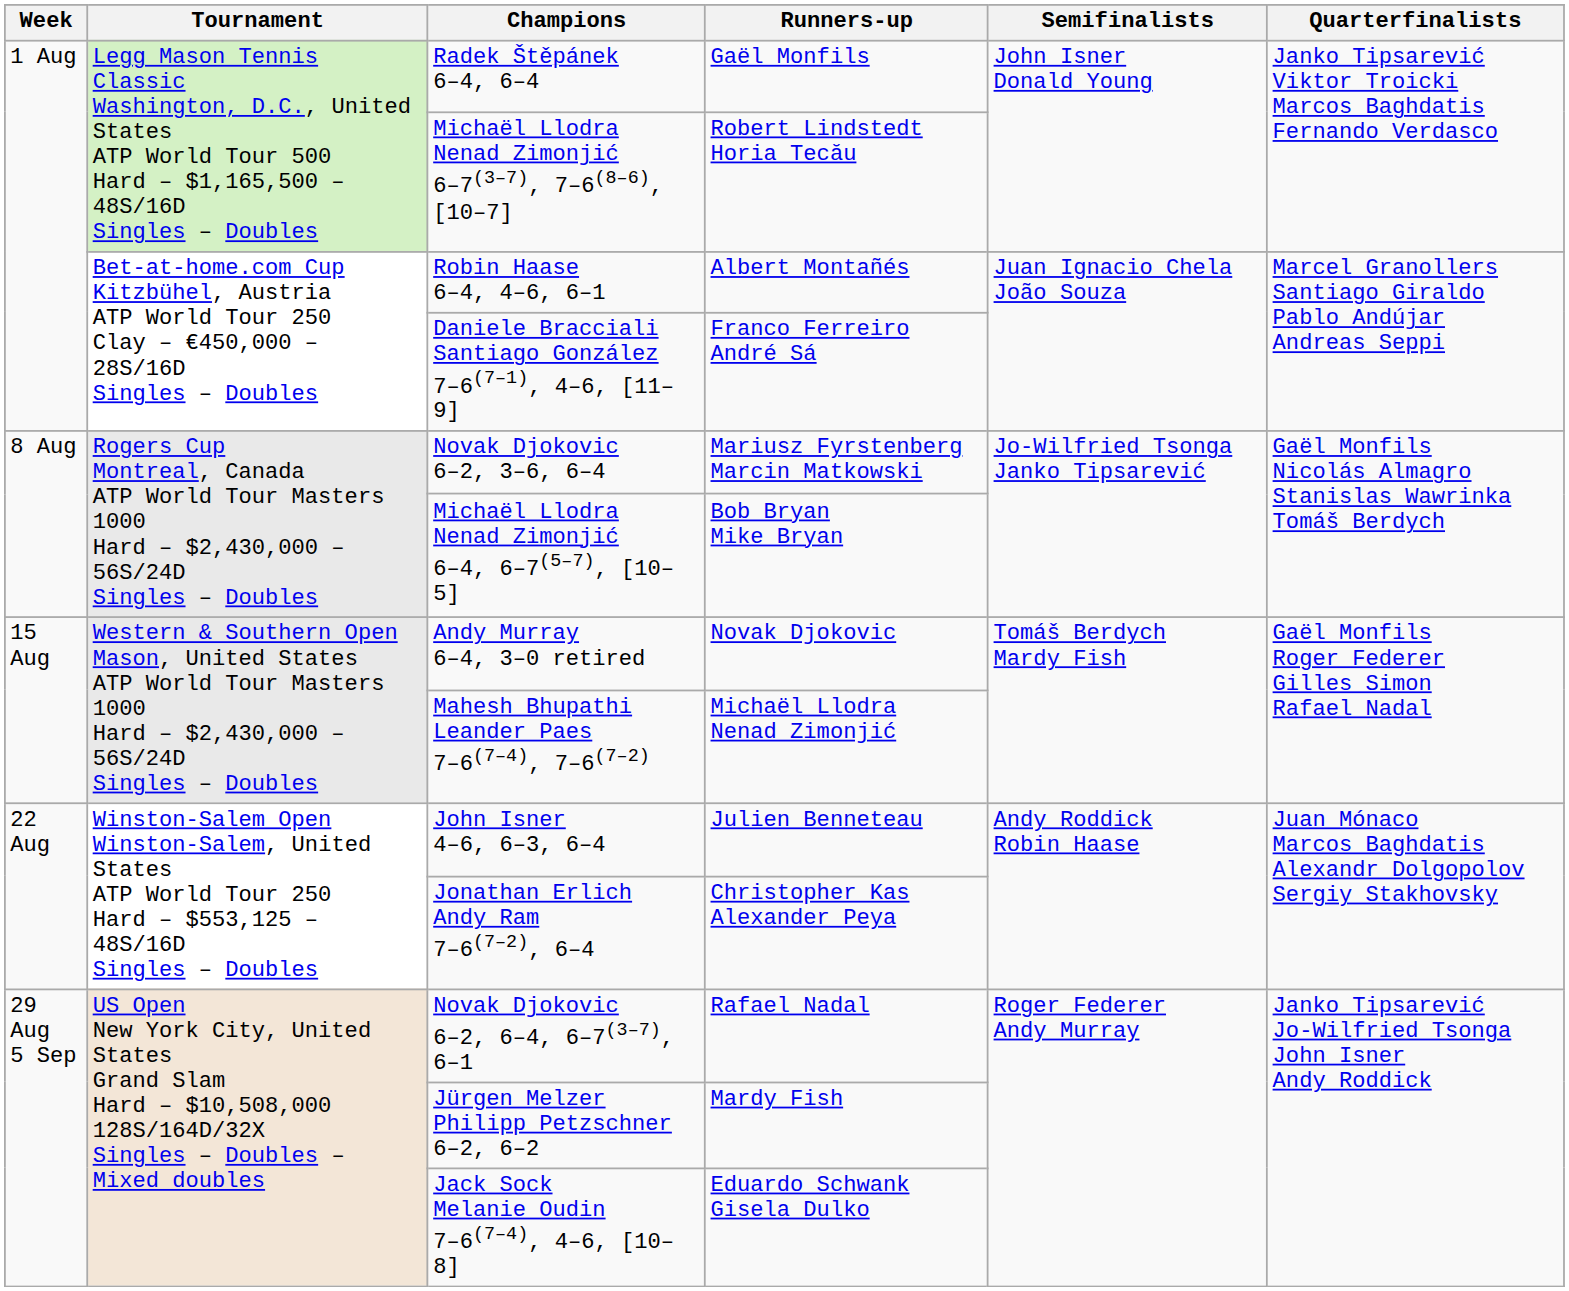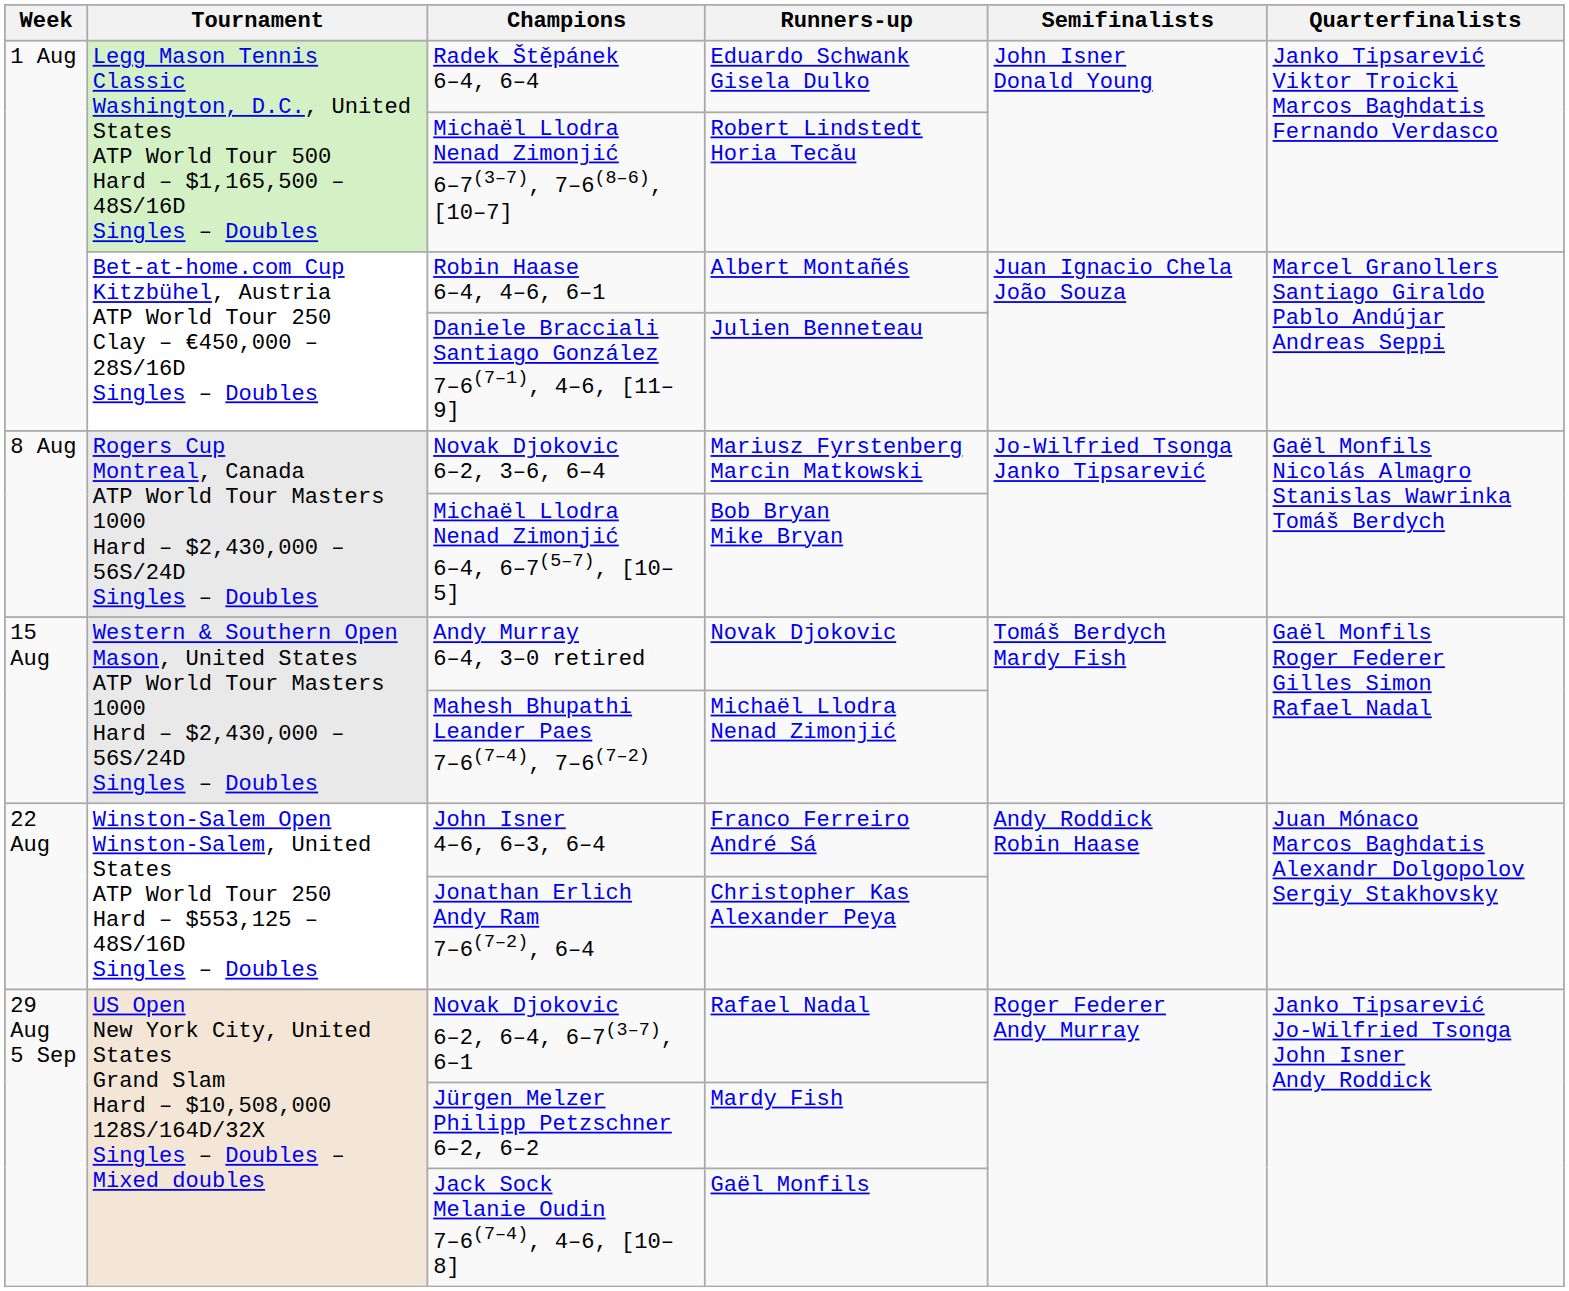(790, 59) Gaël Monfils -> (810, 71) Eduardo Schwank Gisela Dulko
(810, 343) Franco Ferreiro André Sá -> (817, 331) Julien Benneteau
(817, 821) Julien Benneteau -> (810, 833) Franco Ferreiro André Sá
(810, 1198) Eduardo Schwank Gisela Dulko -> (790, 1186) Gaël Monfils
